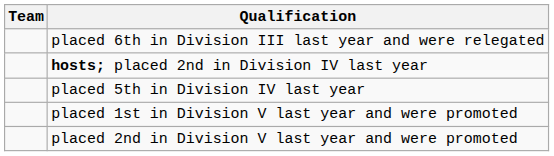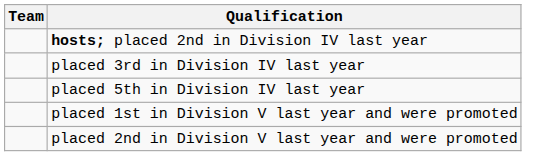- row: (298, 41)
+ row: (208, 65)
